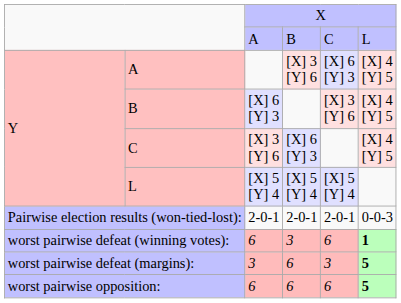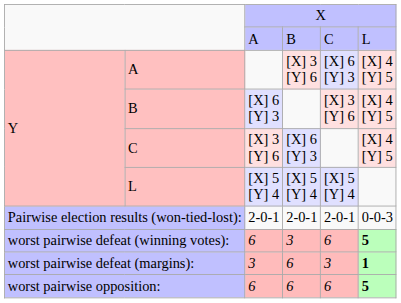(365, 240) 1 -> (365, 240) 5
(365, 263) 5 -> (365, 263) 1
